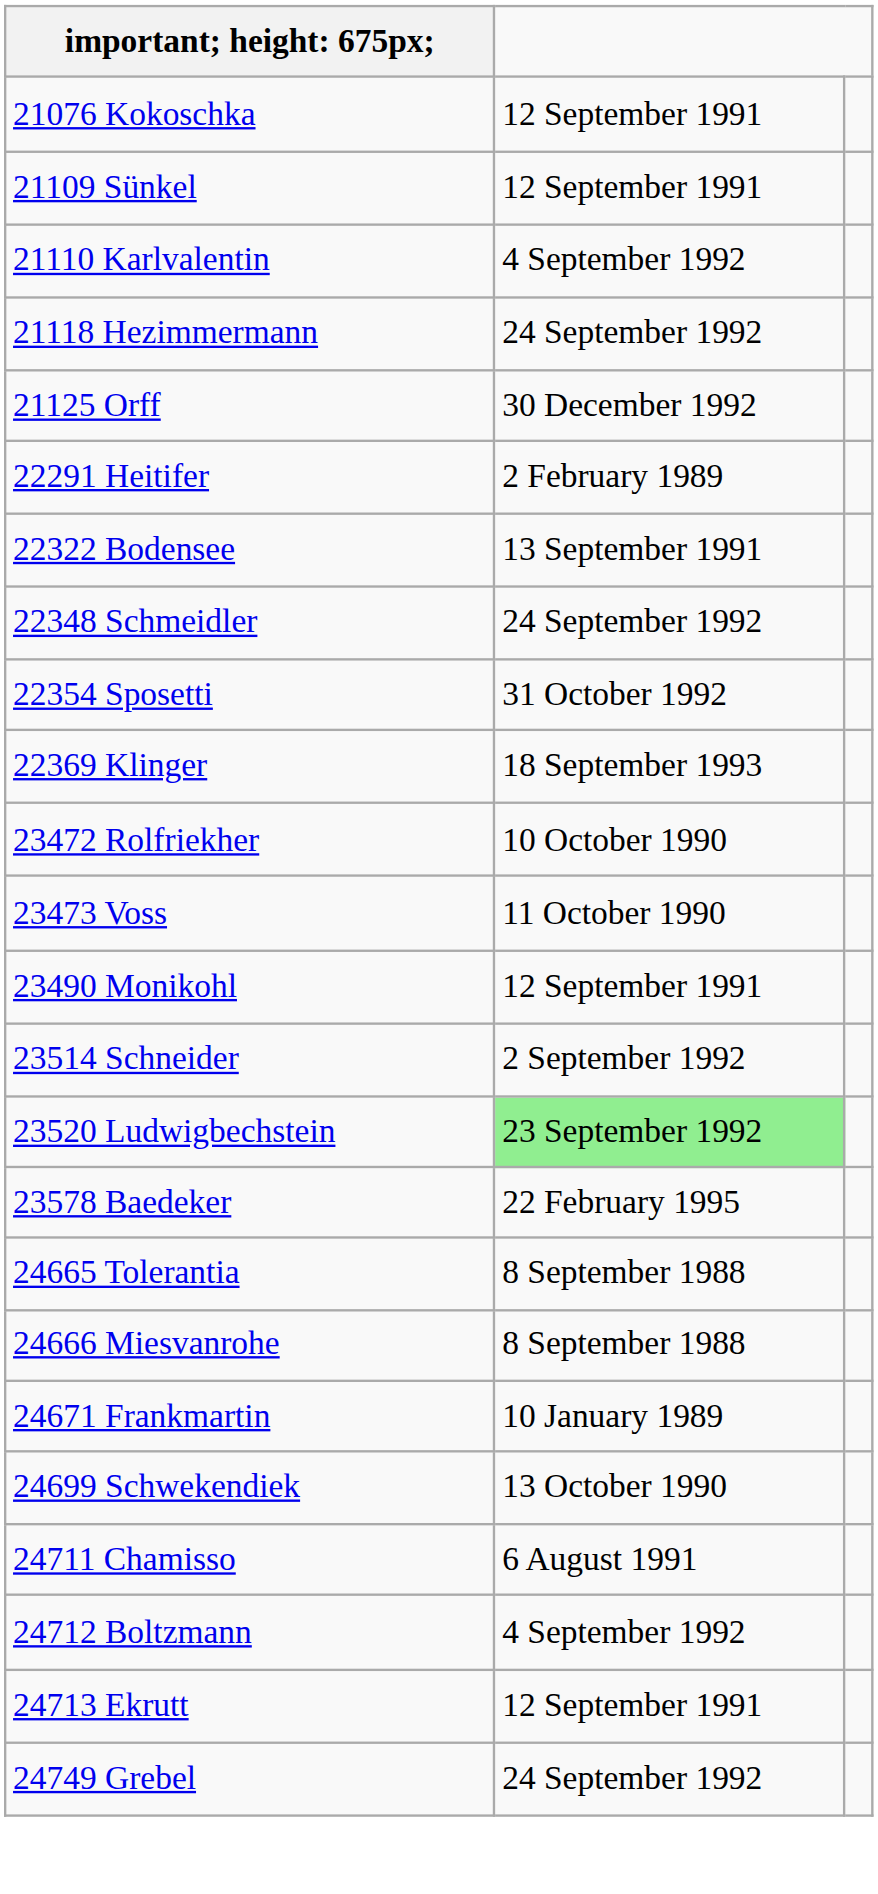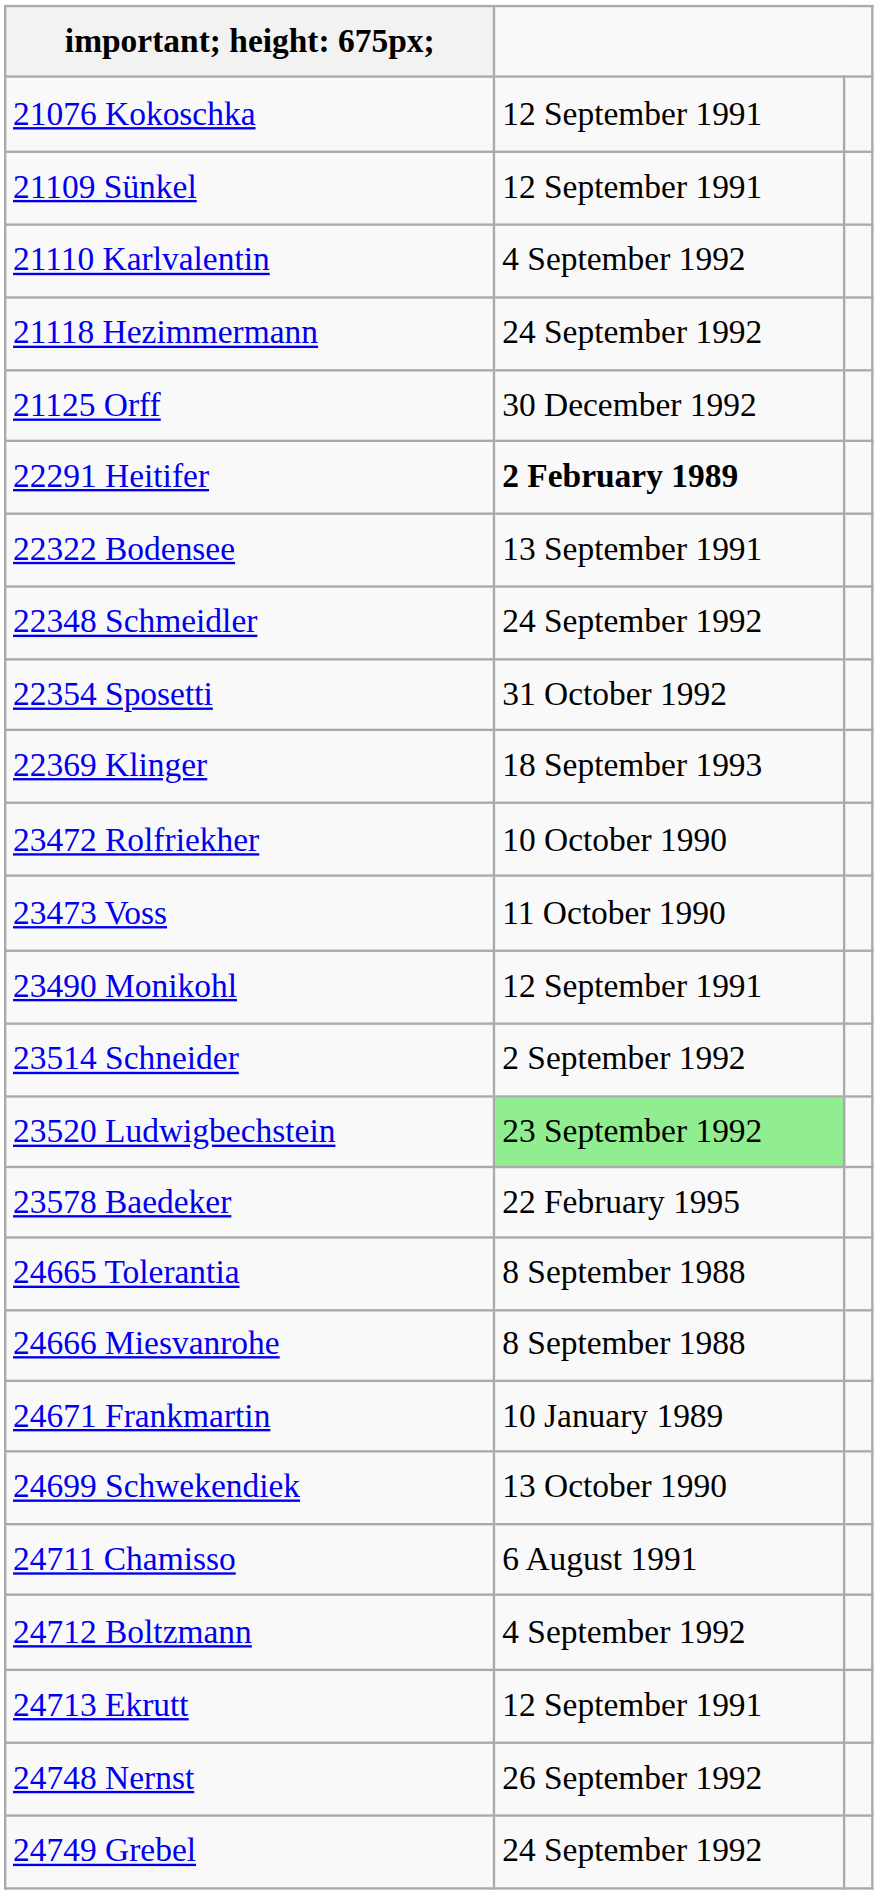(613, 475) normal -> (620, 475) bold
+ row: (104, 1777)
